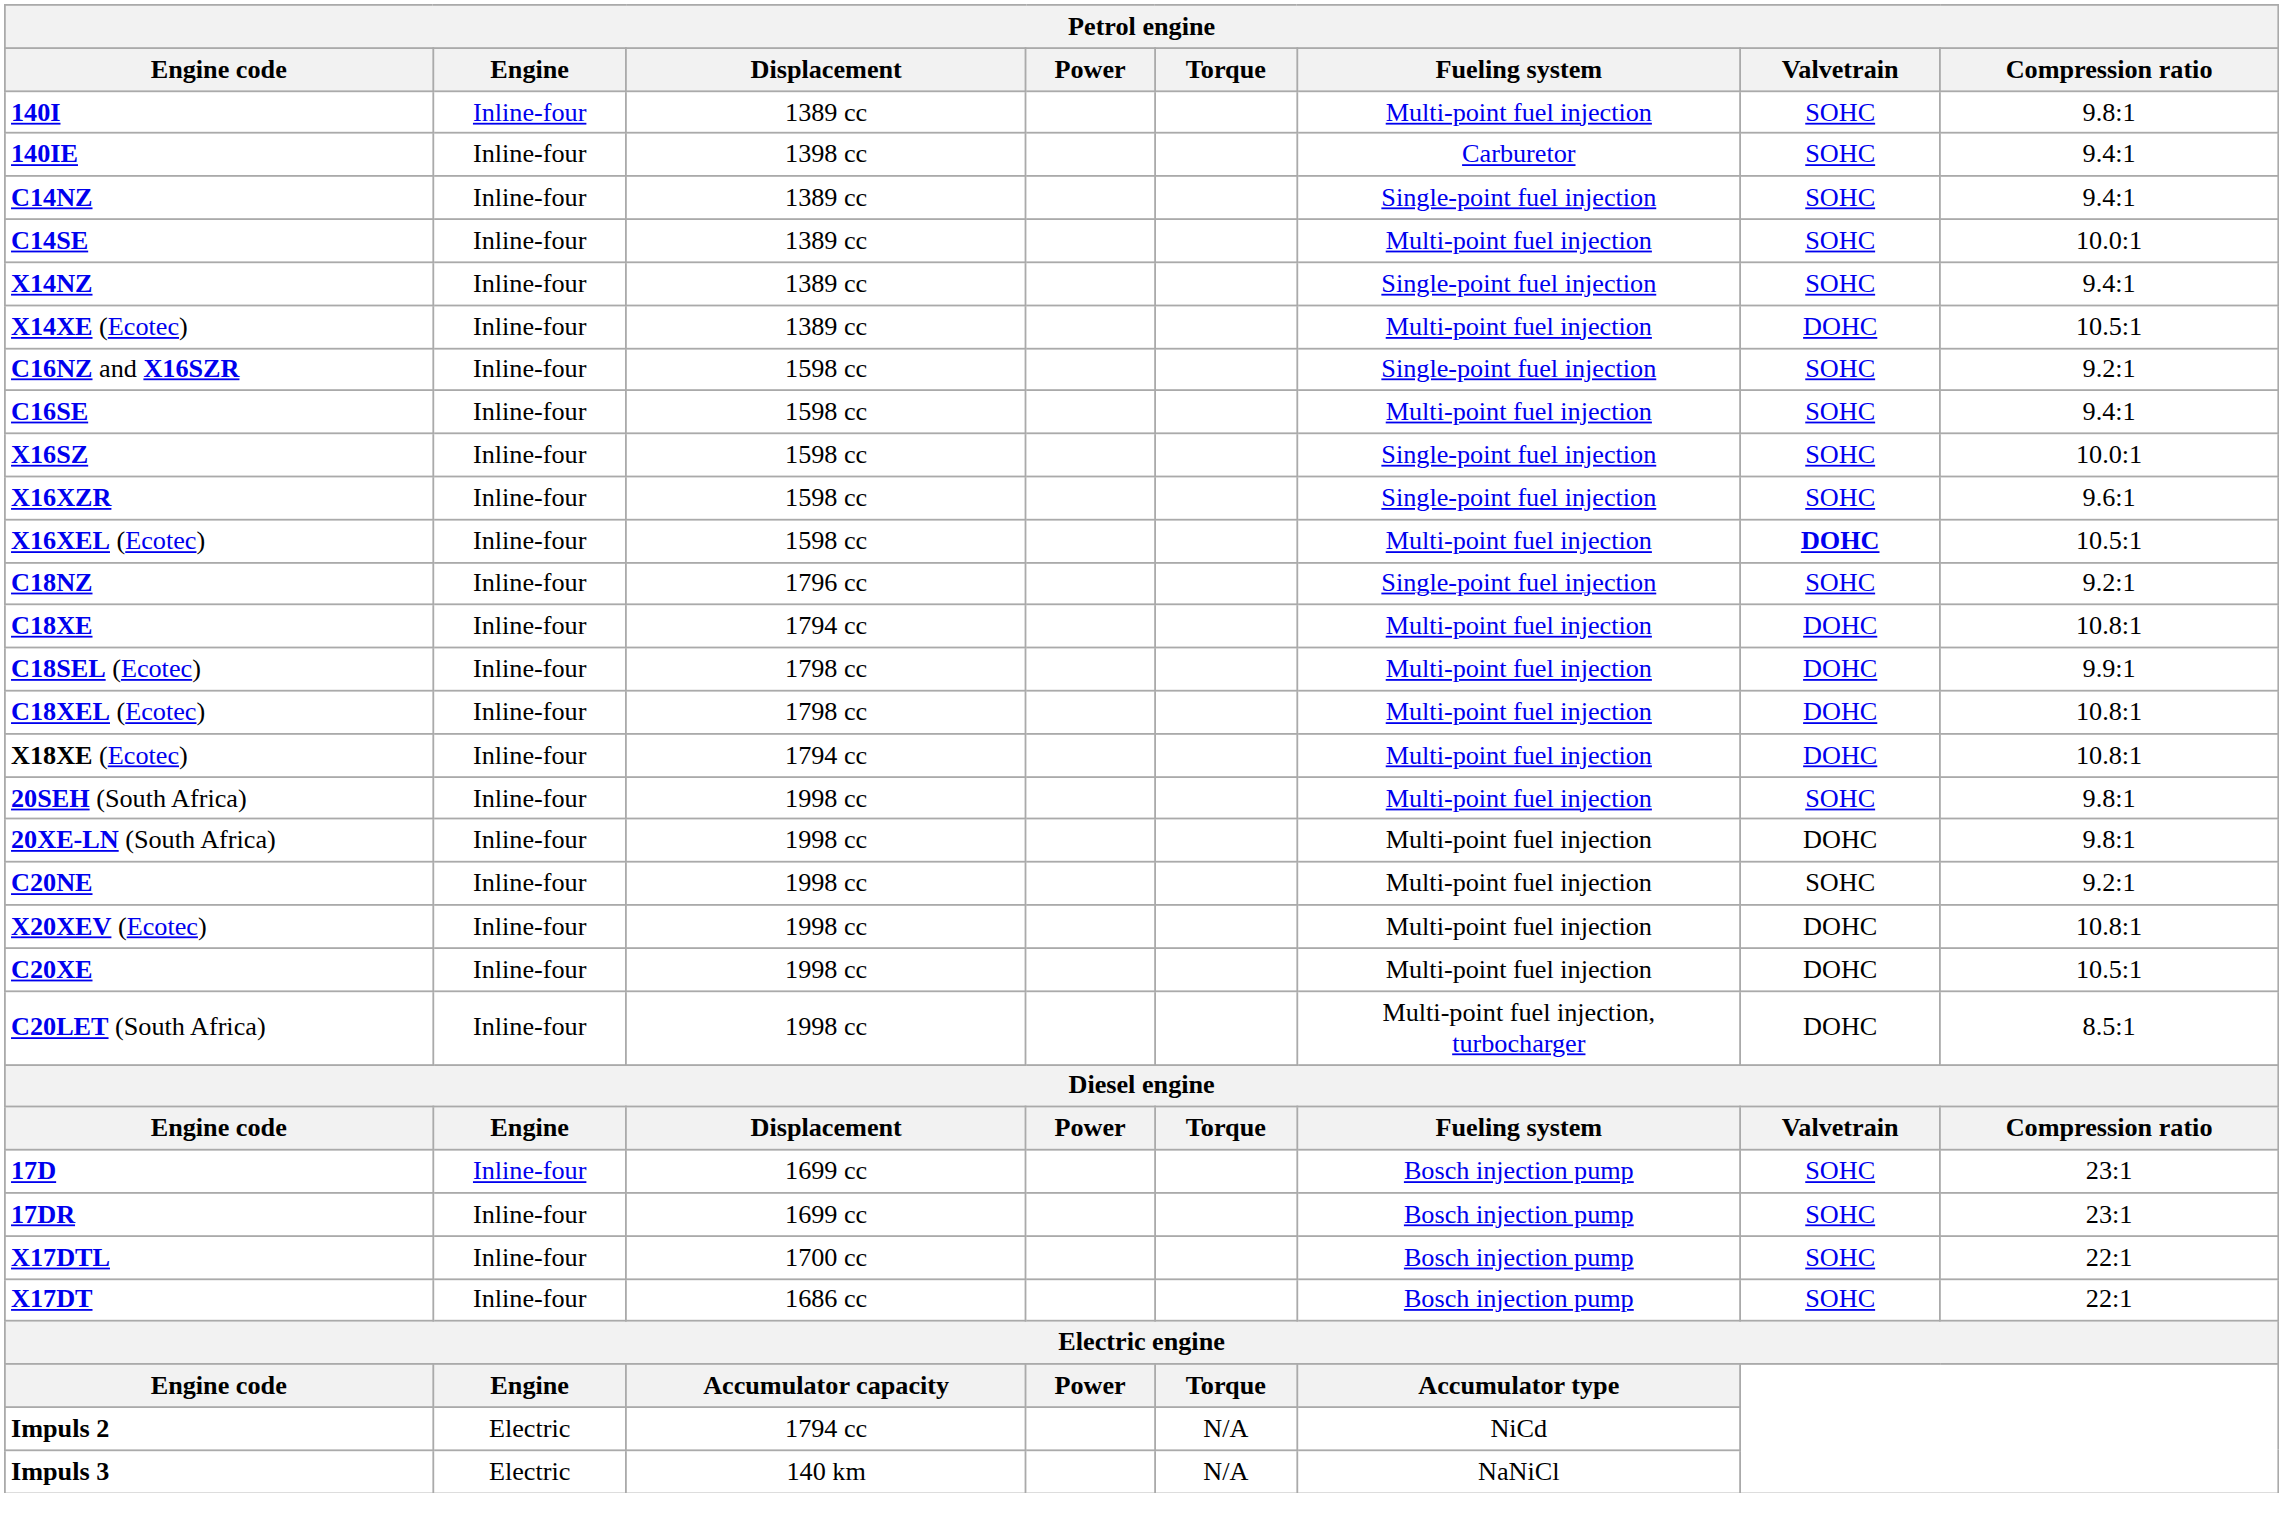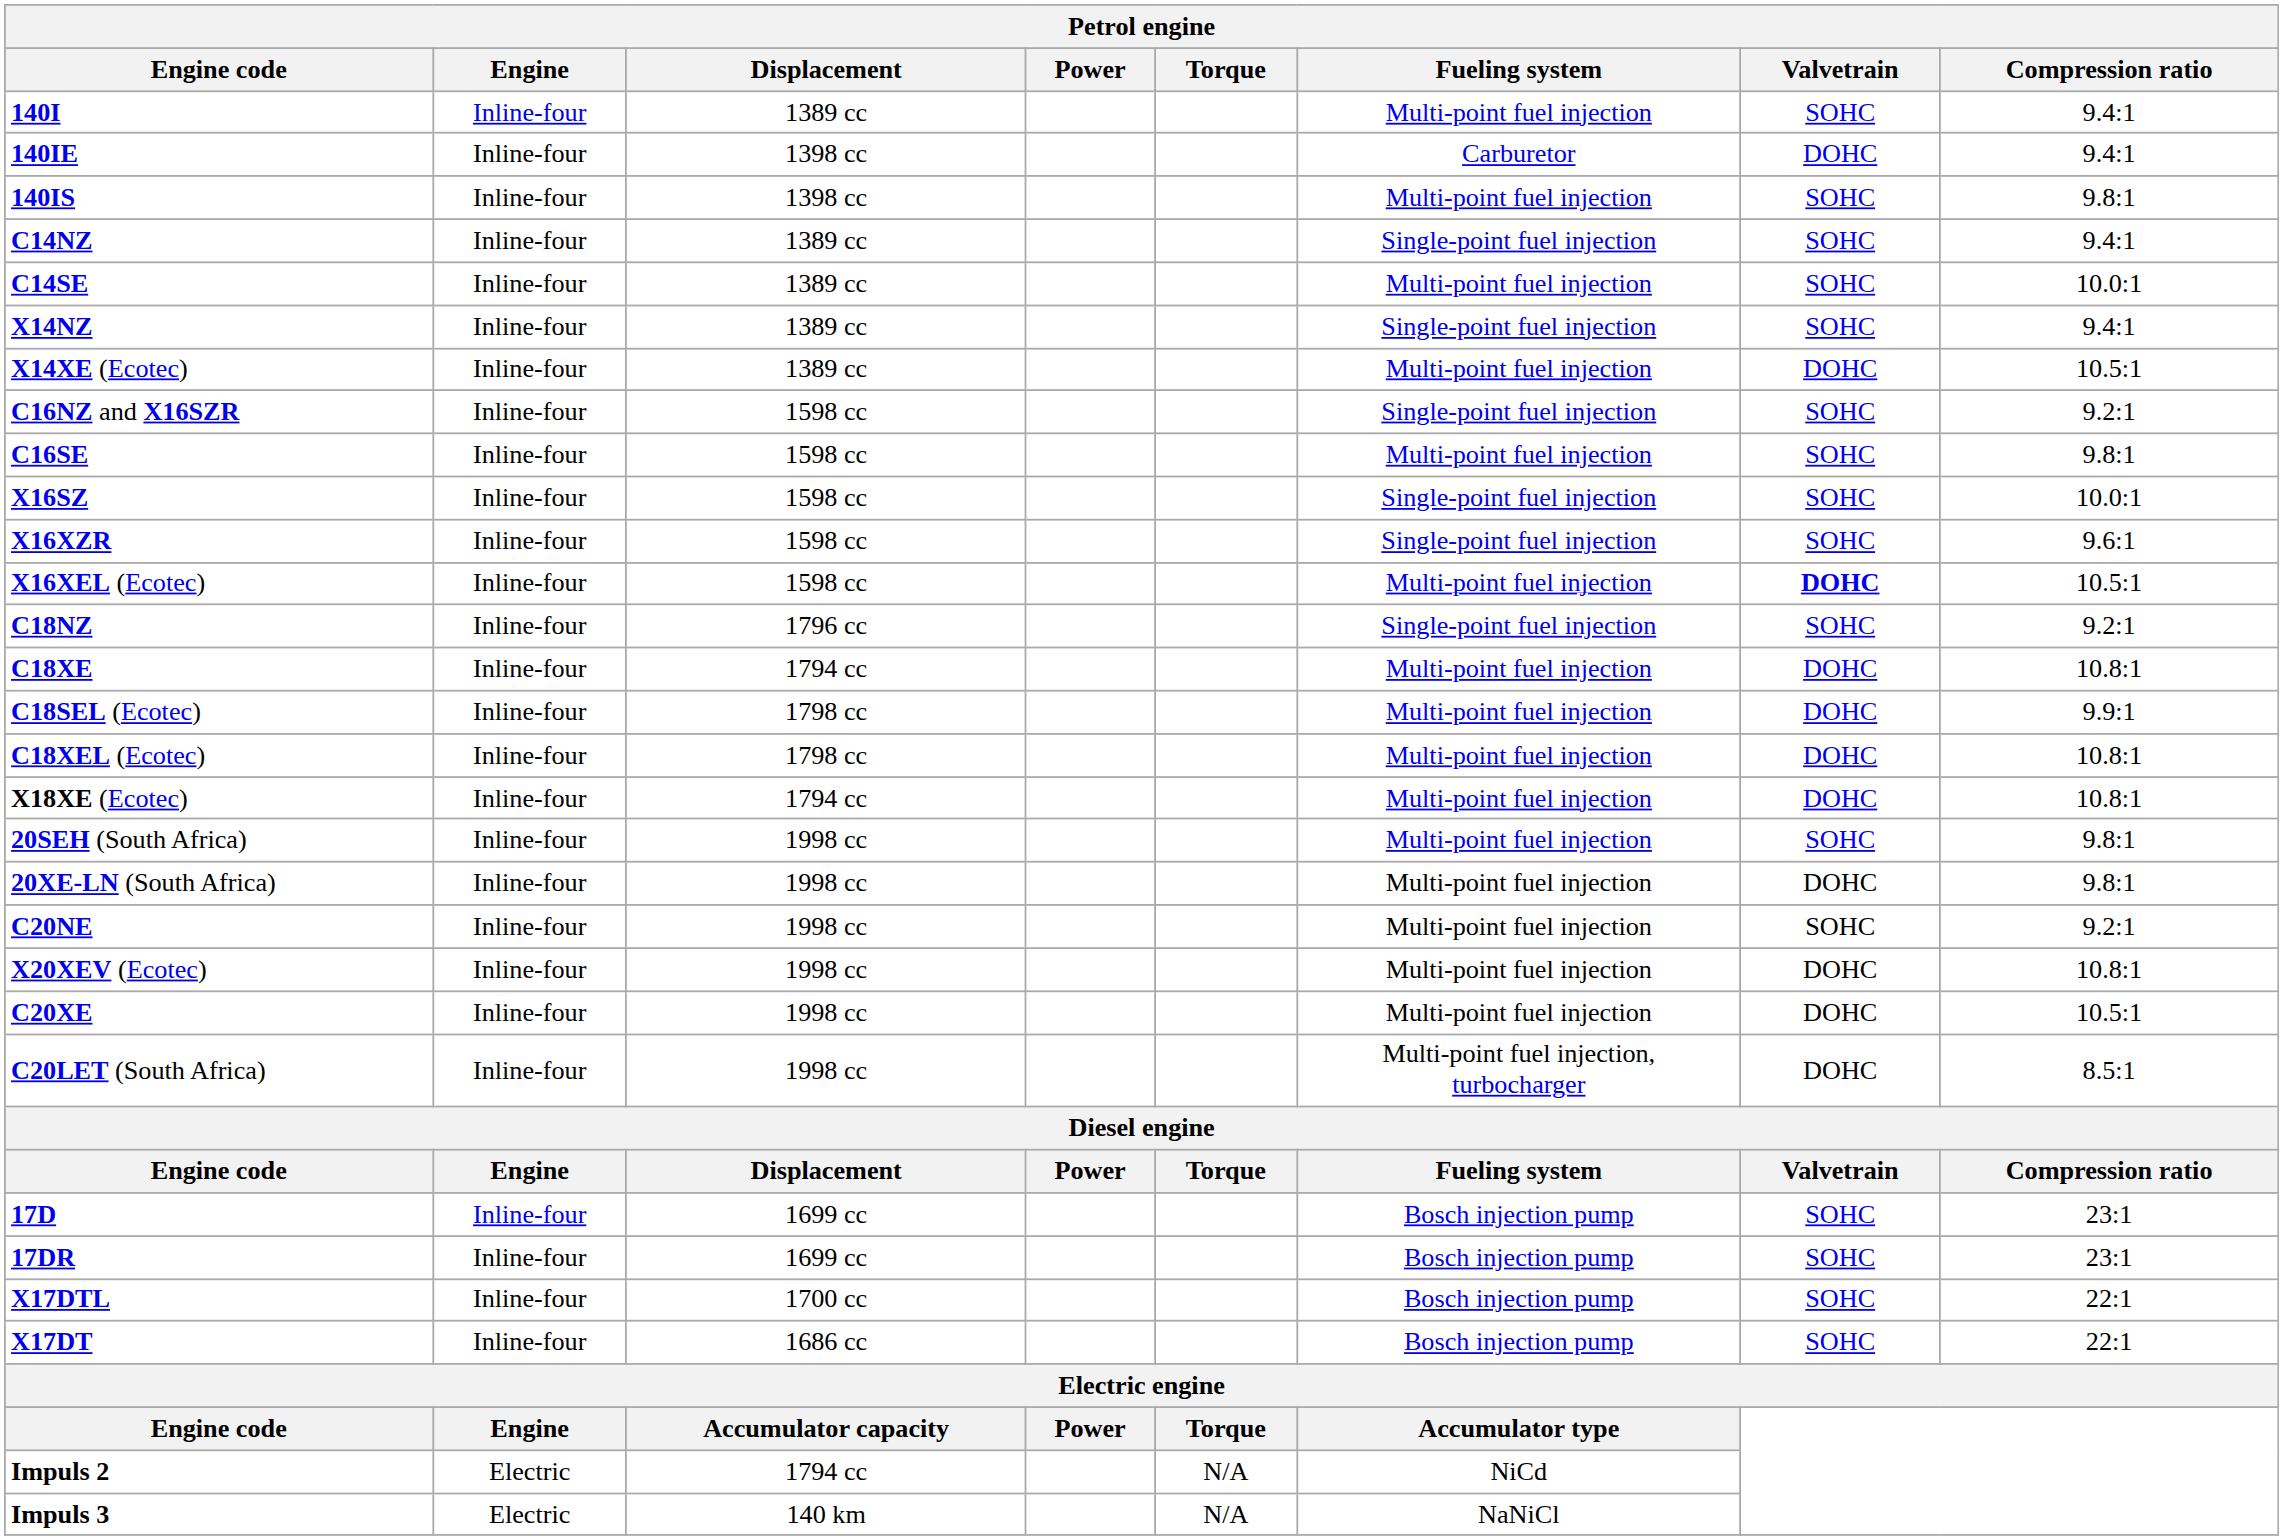(2109, 111) 9.8:1 -> (2109, 111) 9.4:1
(1840, 154) SOHC -> (1840, 154) DOHC
+ row: (43, 196)
(2109, 411) 9.4:1 -> (2109, 454) 9.8:1
